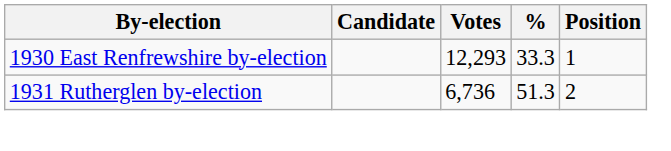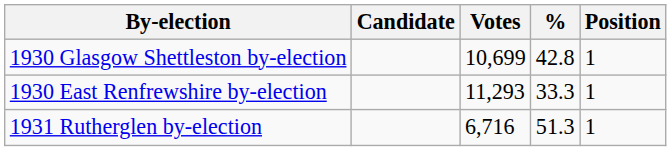+ row: (178, 57)
(476, 57) 12,293 -> (495, 92) 11,293
(470, 92) 6,736 -> (490, 127) 6,716
(571, 92) 2 -> (590, 127) 1
